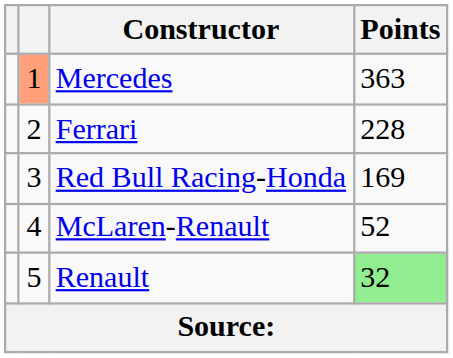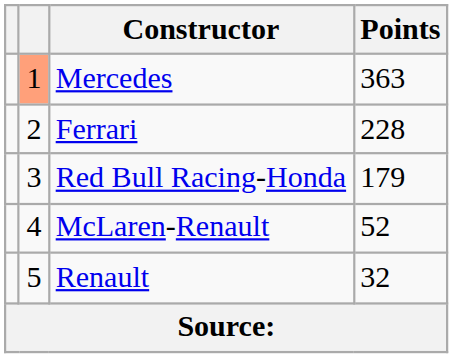(383, 177) 169 -> (383, 177) 179
(375, 276) lightgreen background -> (375, 276) no background
